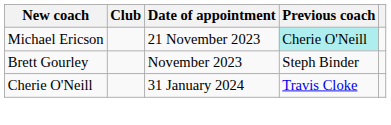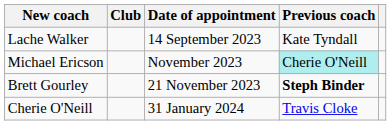+ row: (48, 39)
(204, 39) 21 November 2023 -> (195, 62) November 2023
(195, 62) November 2023 -> (204, 85) 21 November 2023
(321, 62) normal -> (323, 85) bold
